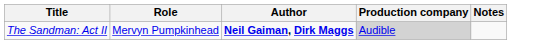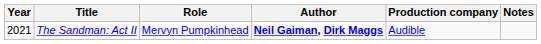+ column: (19, 13)
(377, 30) lightgrey background -> (407, 30) no background
